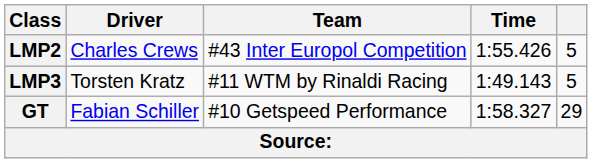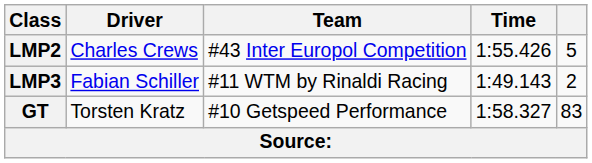(128, 81) Torsten Kratz -> (135, 81) Fabian Schiller
(571, 81) 5 -> (571, 81) 2
(135, 112) Fabian Schiller -> (128, 112) Torsten Kratz
(571, 112) 29 -> (571, 112) 83
